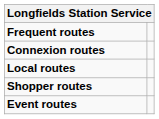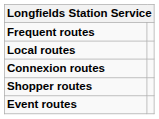rows swapped: (41, 68) <-> (56, 50)
